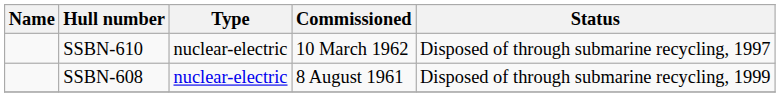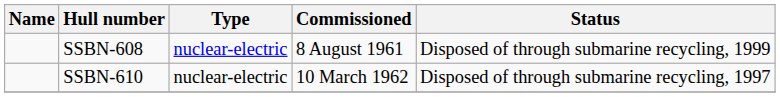rows swapped: (103, 77) <-> (103, 48)
